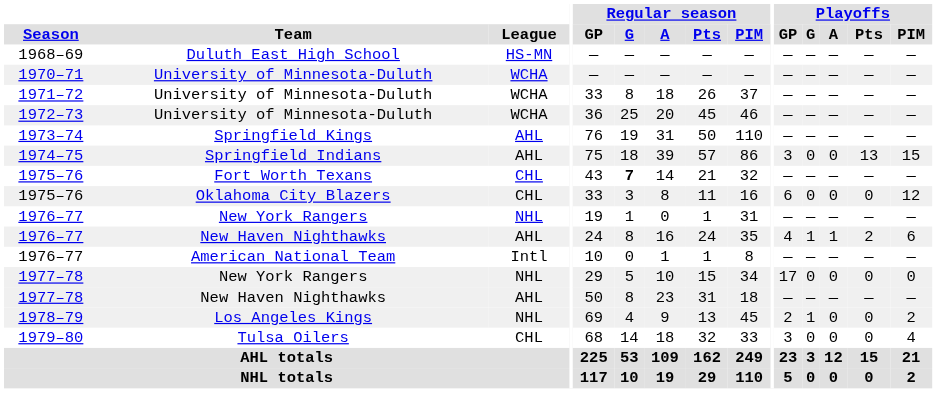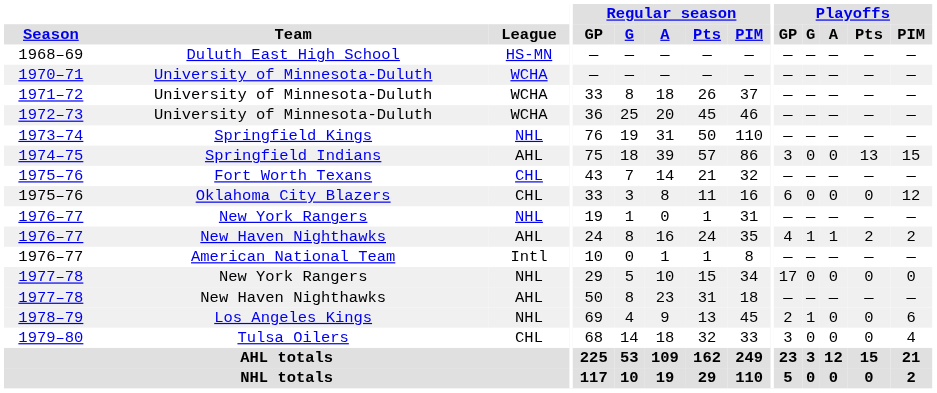(529, 135) AHL -> (529, 135) NHL
(629, 176) bold -> (629, 176) normal
(911, 237) 6 -> (911, 237) 2
(911, 318) 2 -> (911, 318) 6
